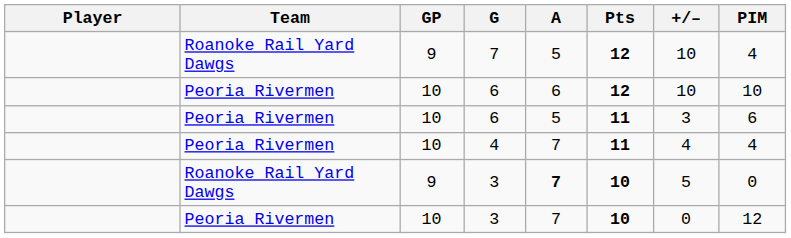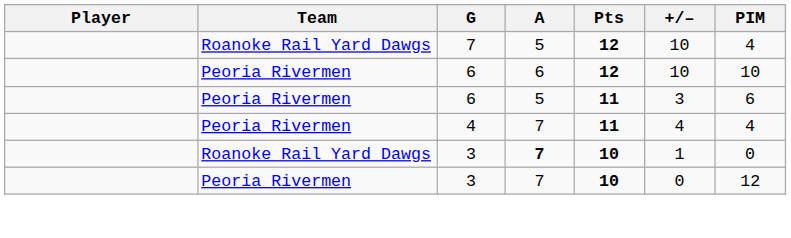- column: (432, 18)
(686, 183) 5 -> (680, 154) 1
